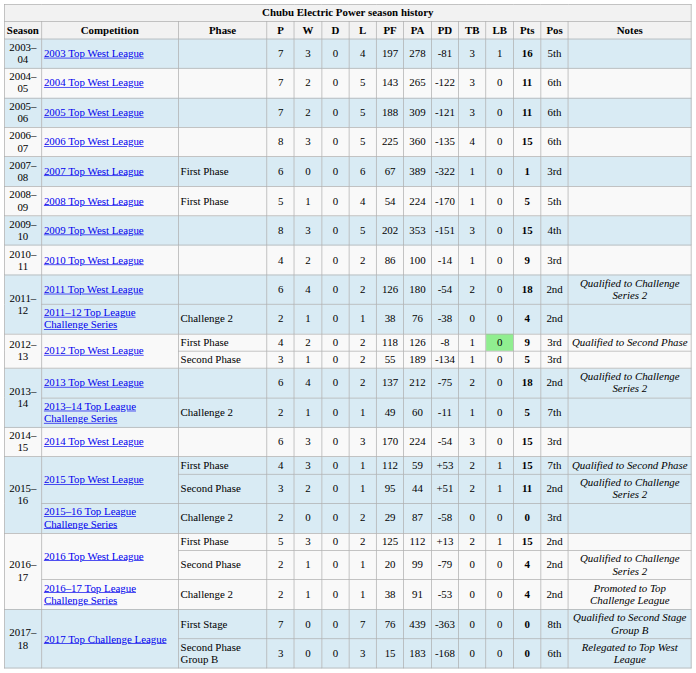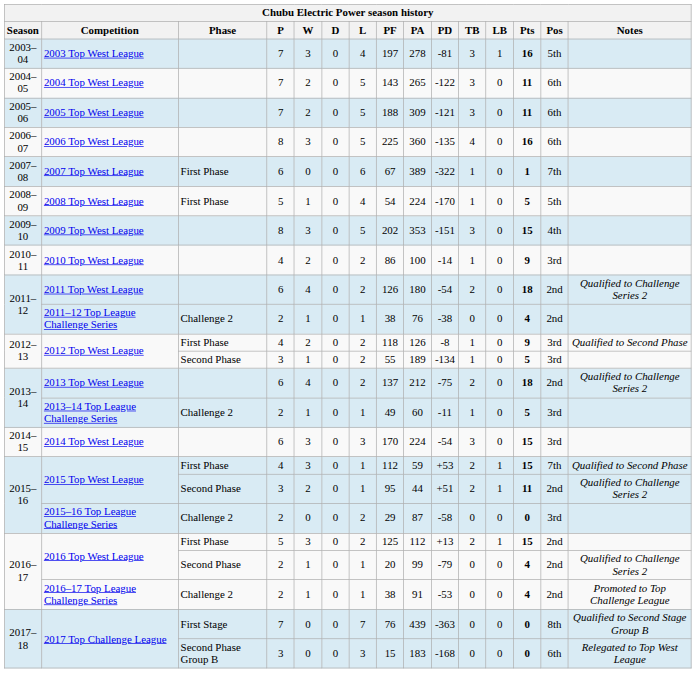(527, 142) 15 -> (527, 142) 16
(555, 171) 3rd -> (555, 171) 7th
(500, 342) lightgreen background -> (500, 342) no background
(555, 412) 7th -> (555, 412) 3rd
